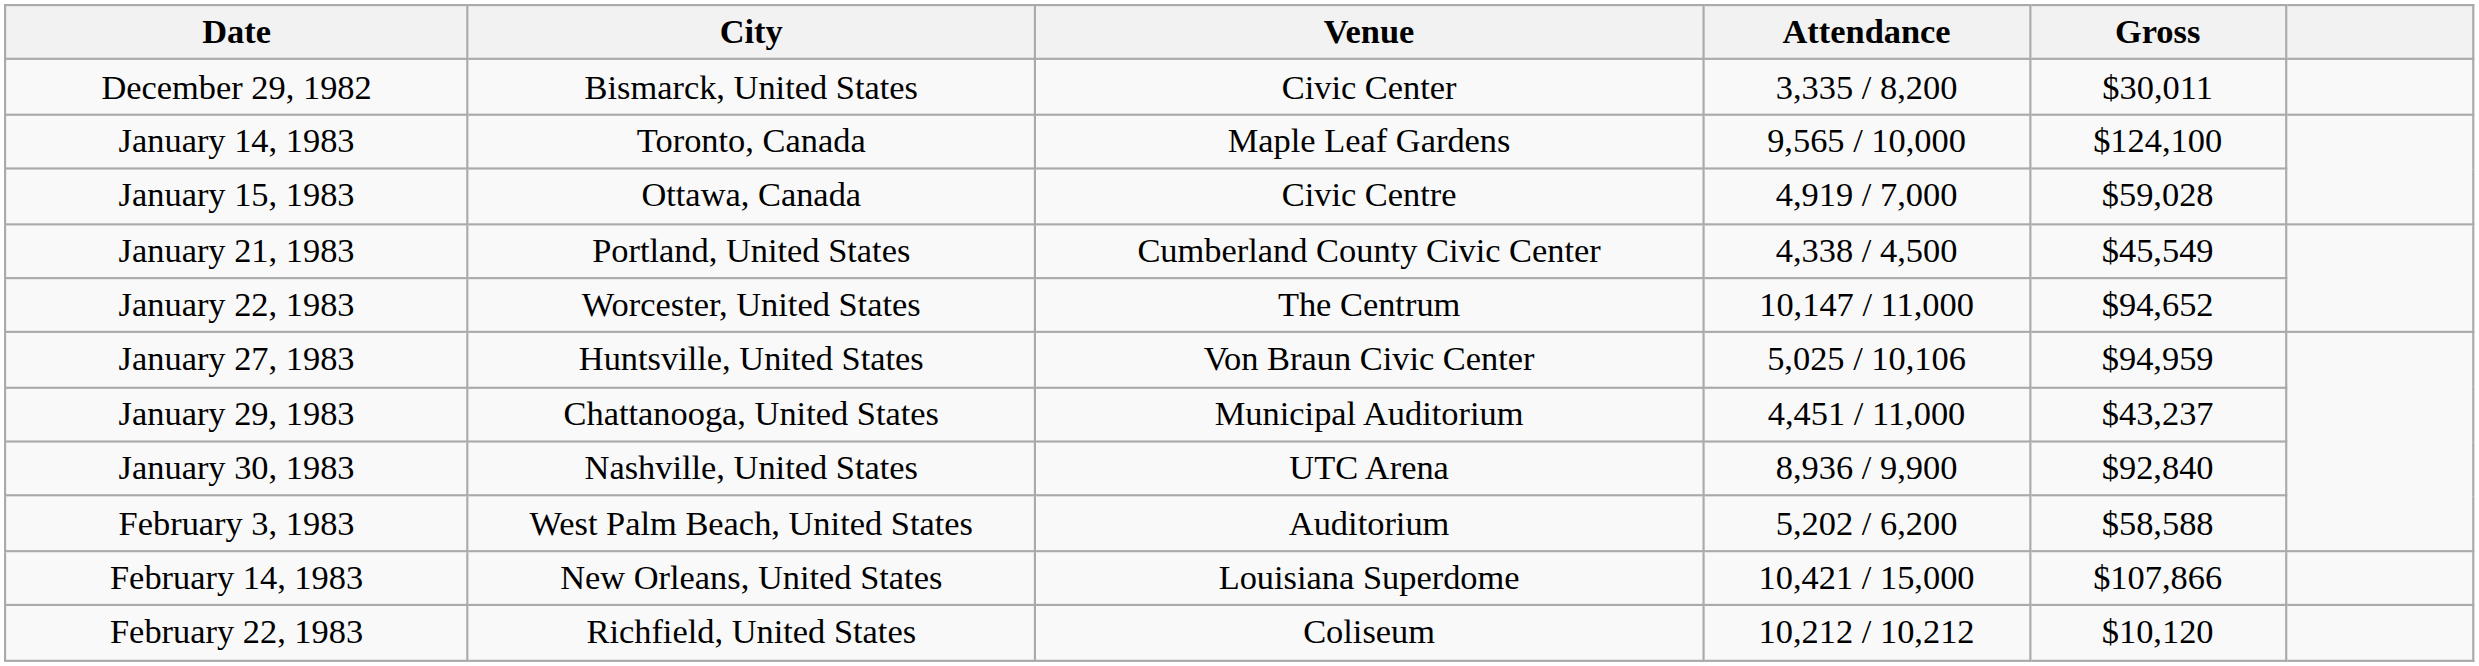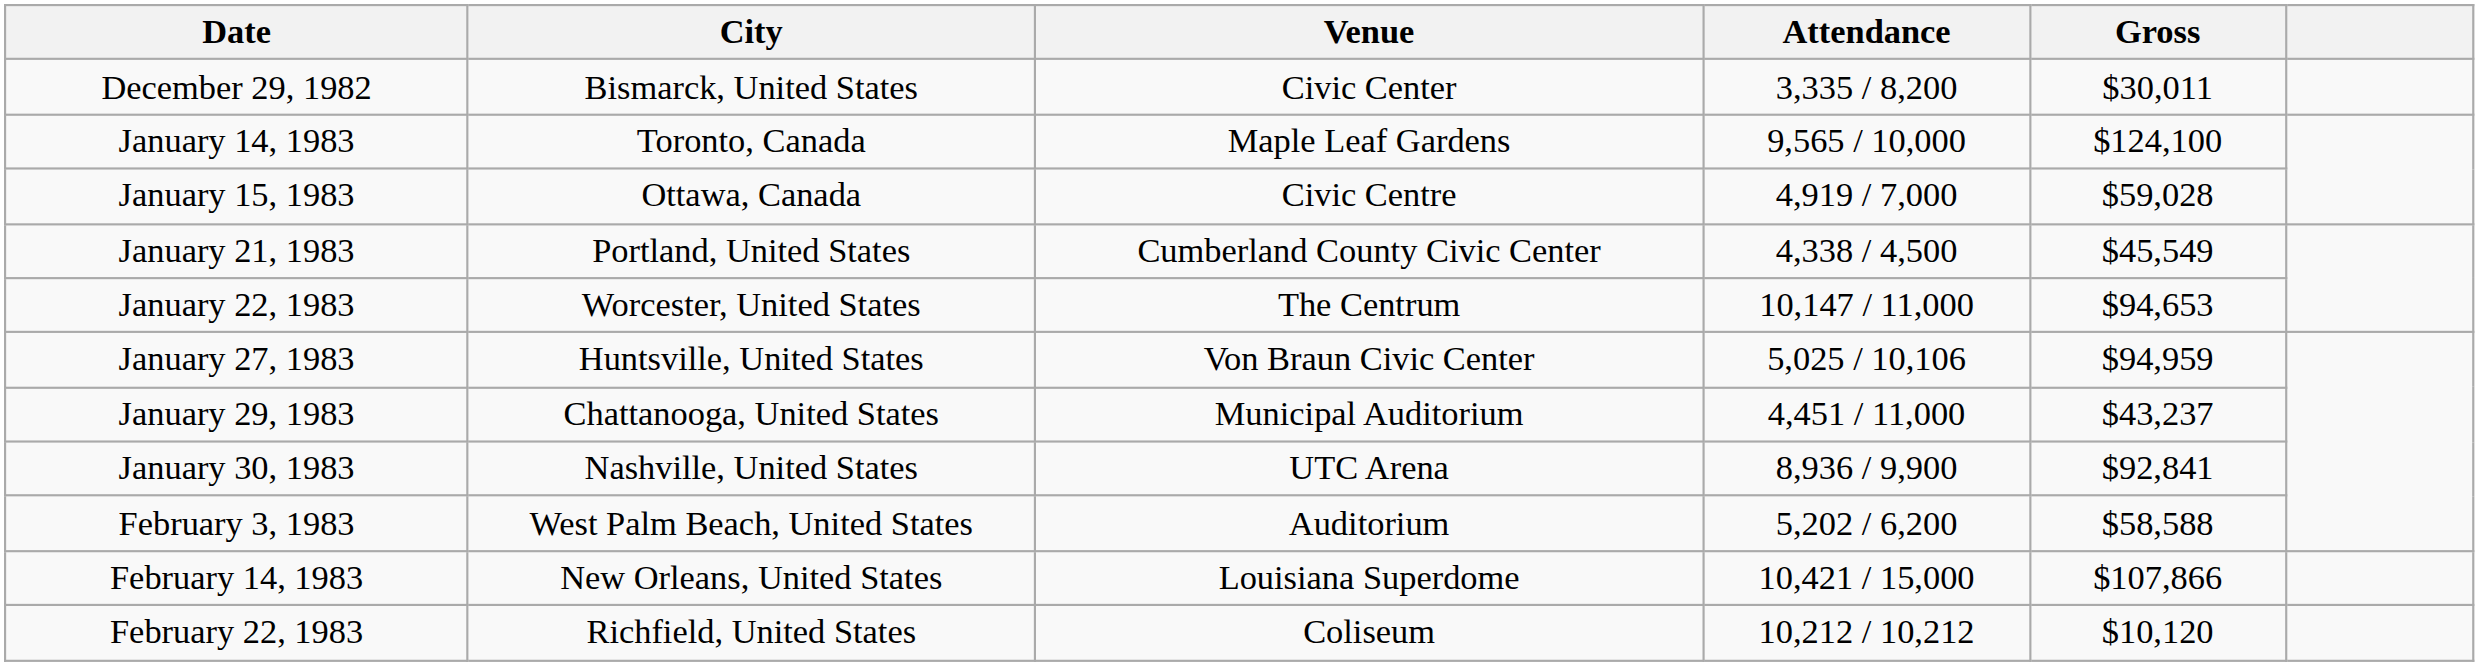(2158, 304) $94,652 -> (2158, 304) $94,653
(2158, 468) $92,840 -> (2158, 468) $92,841
